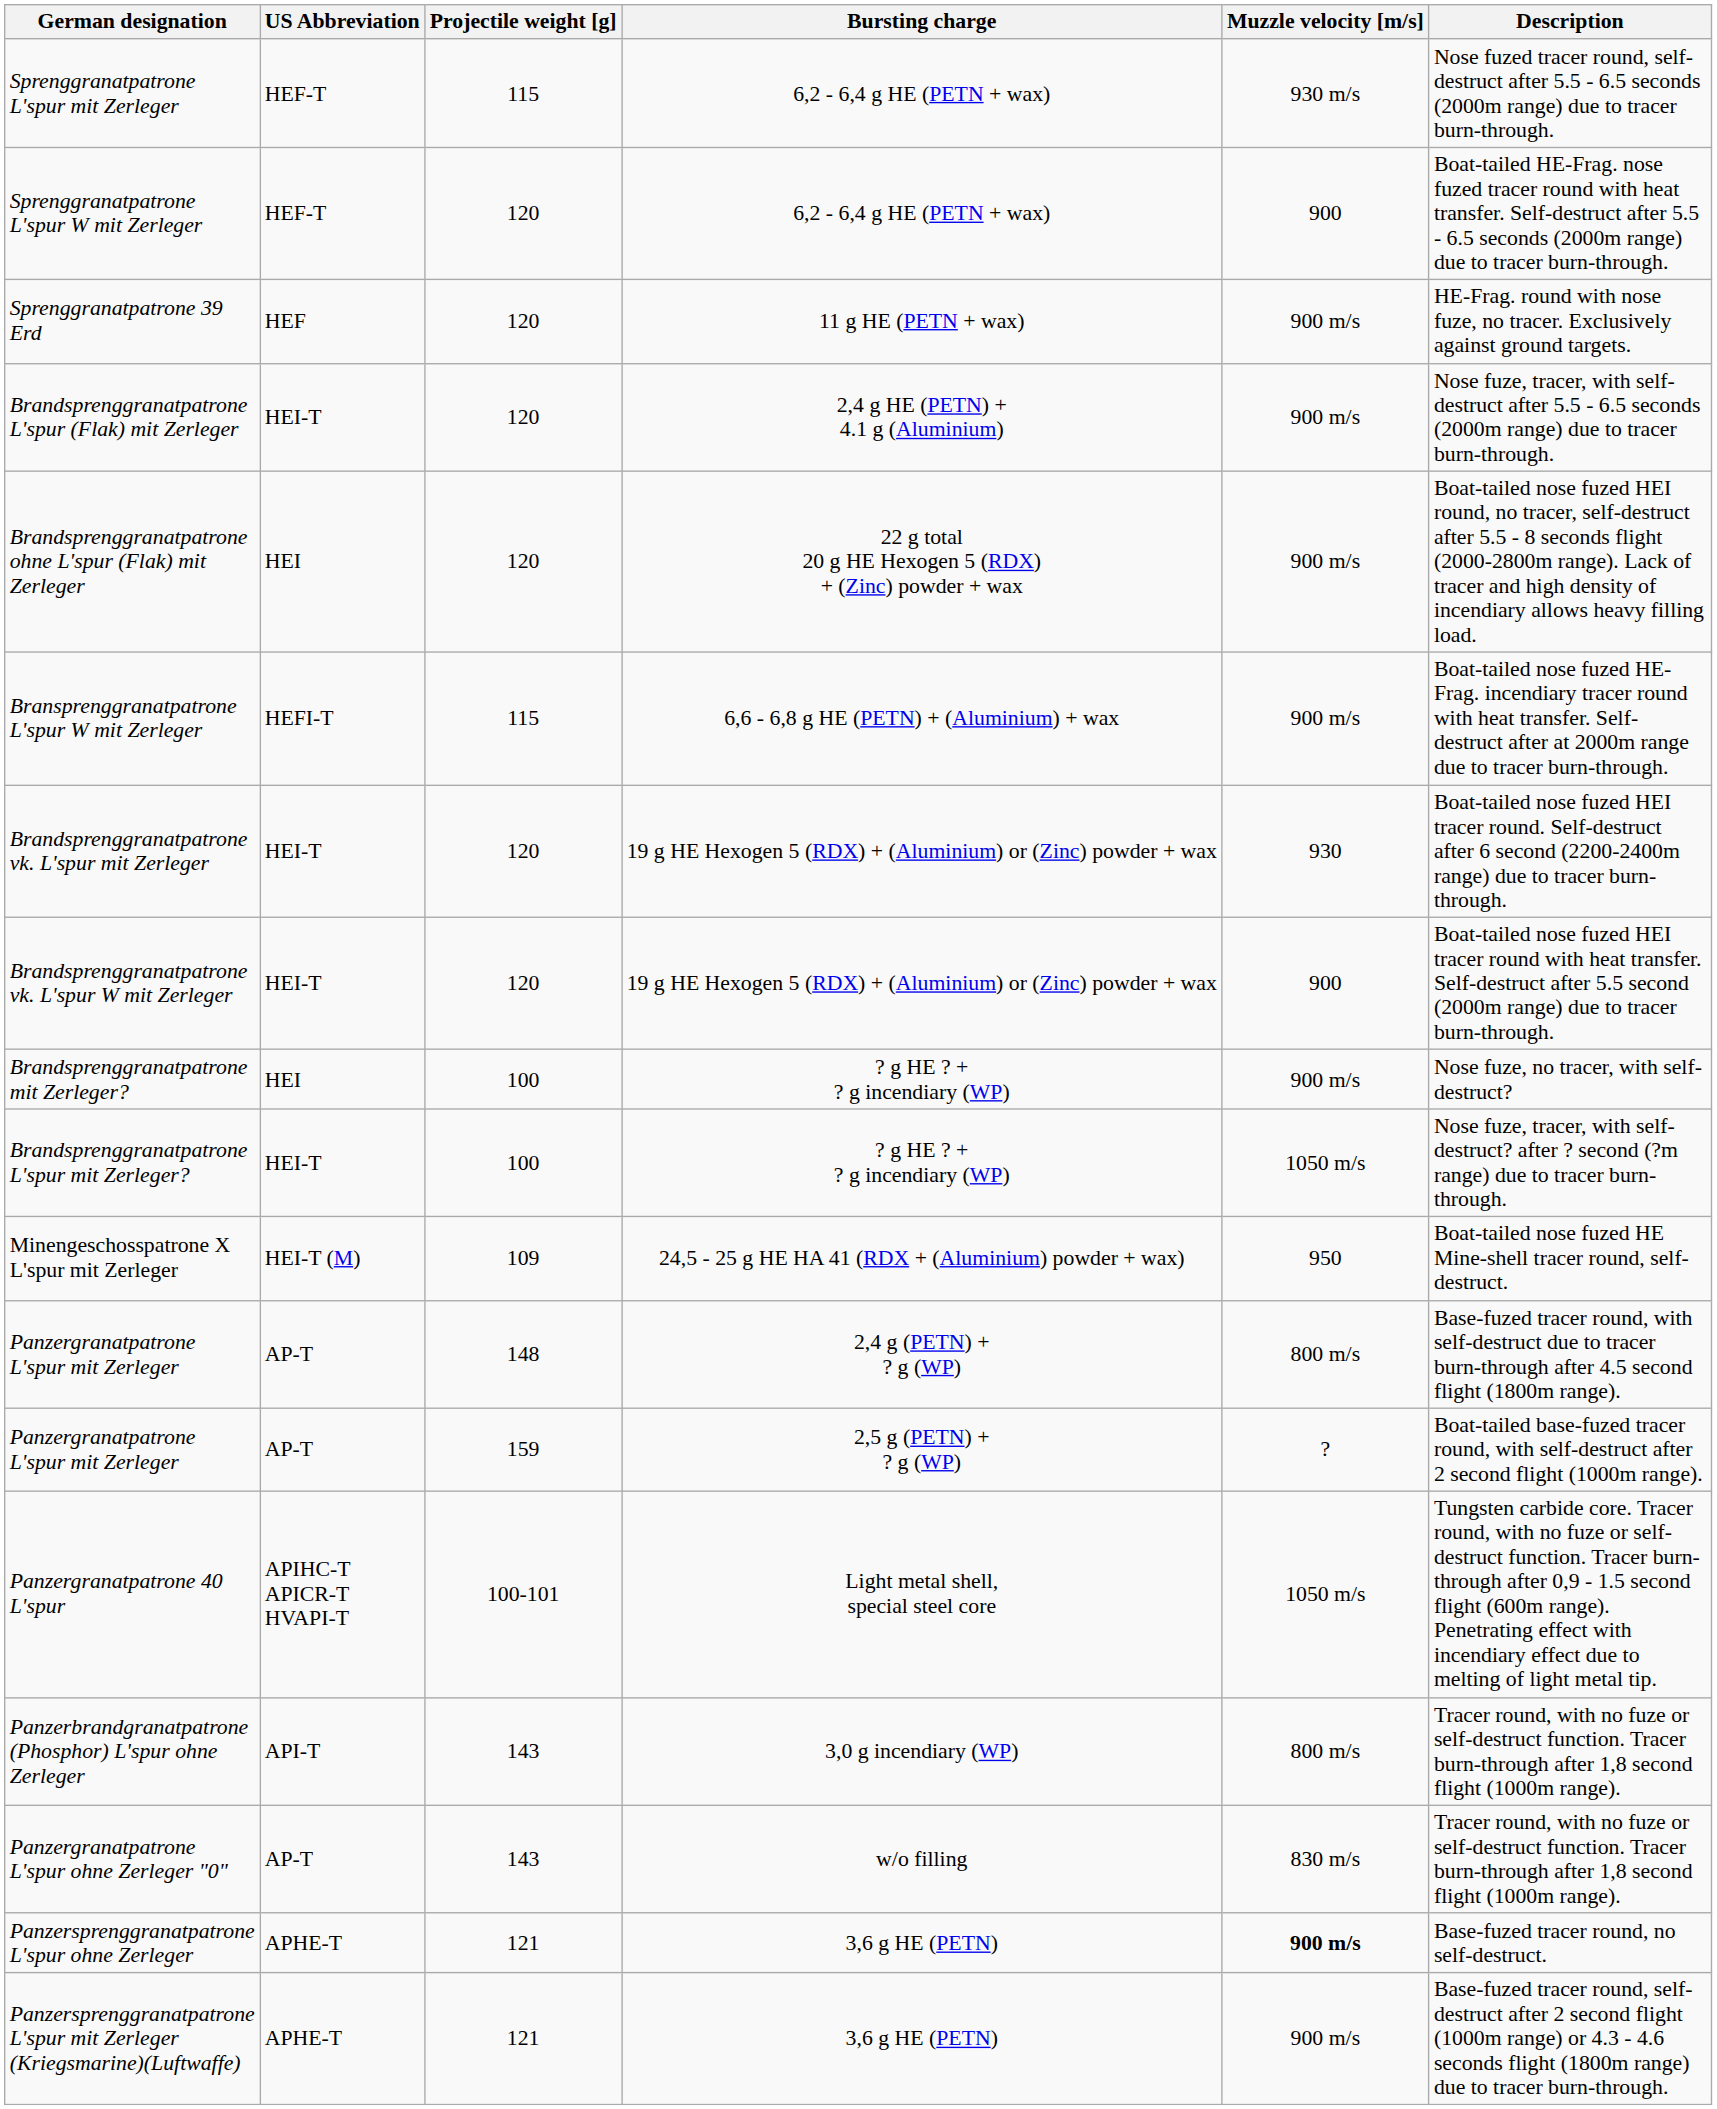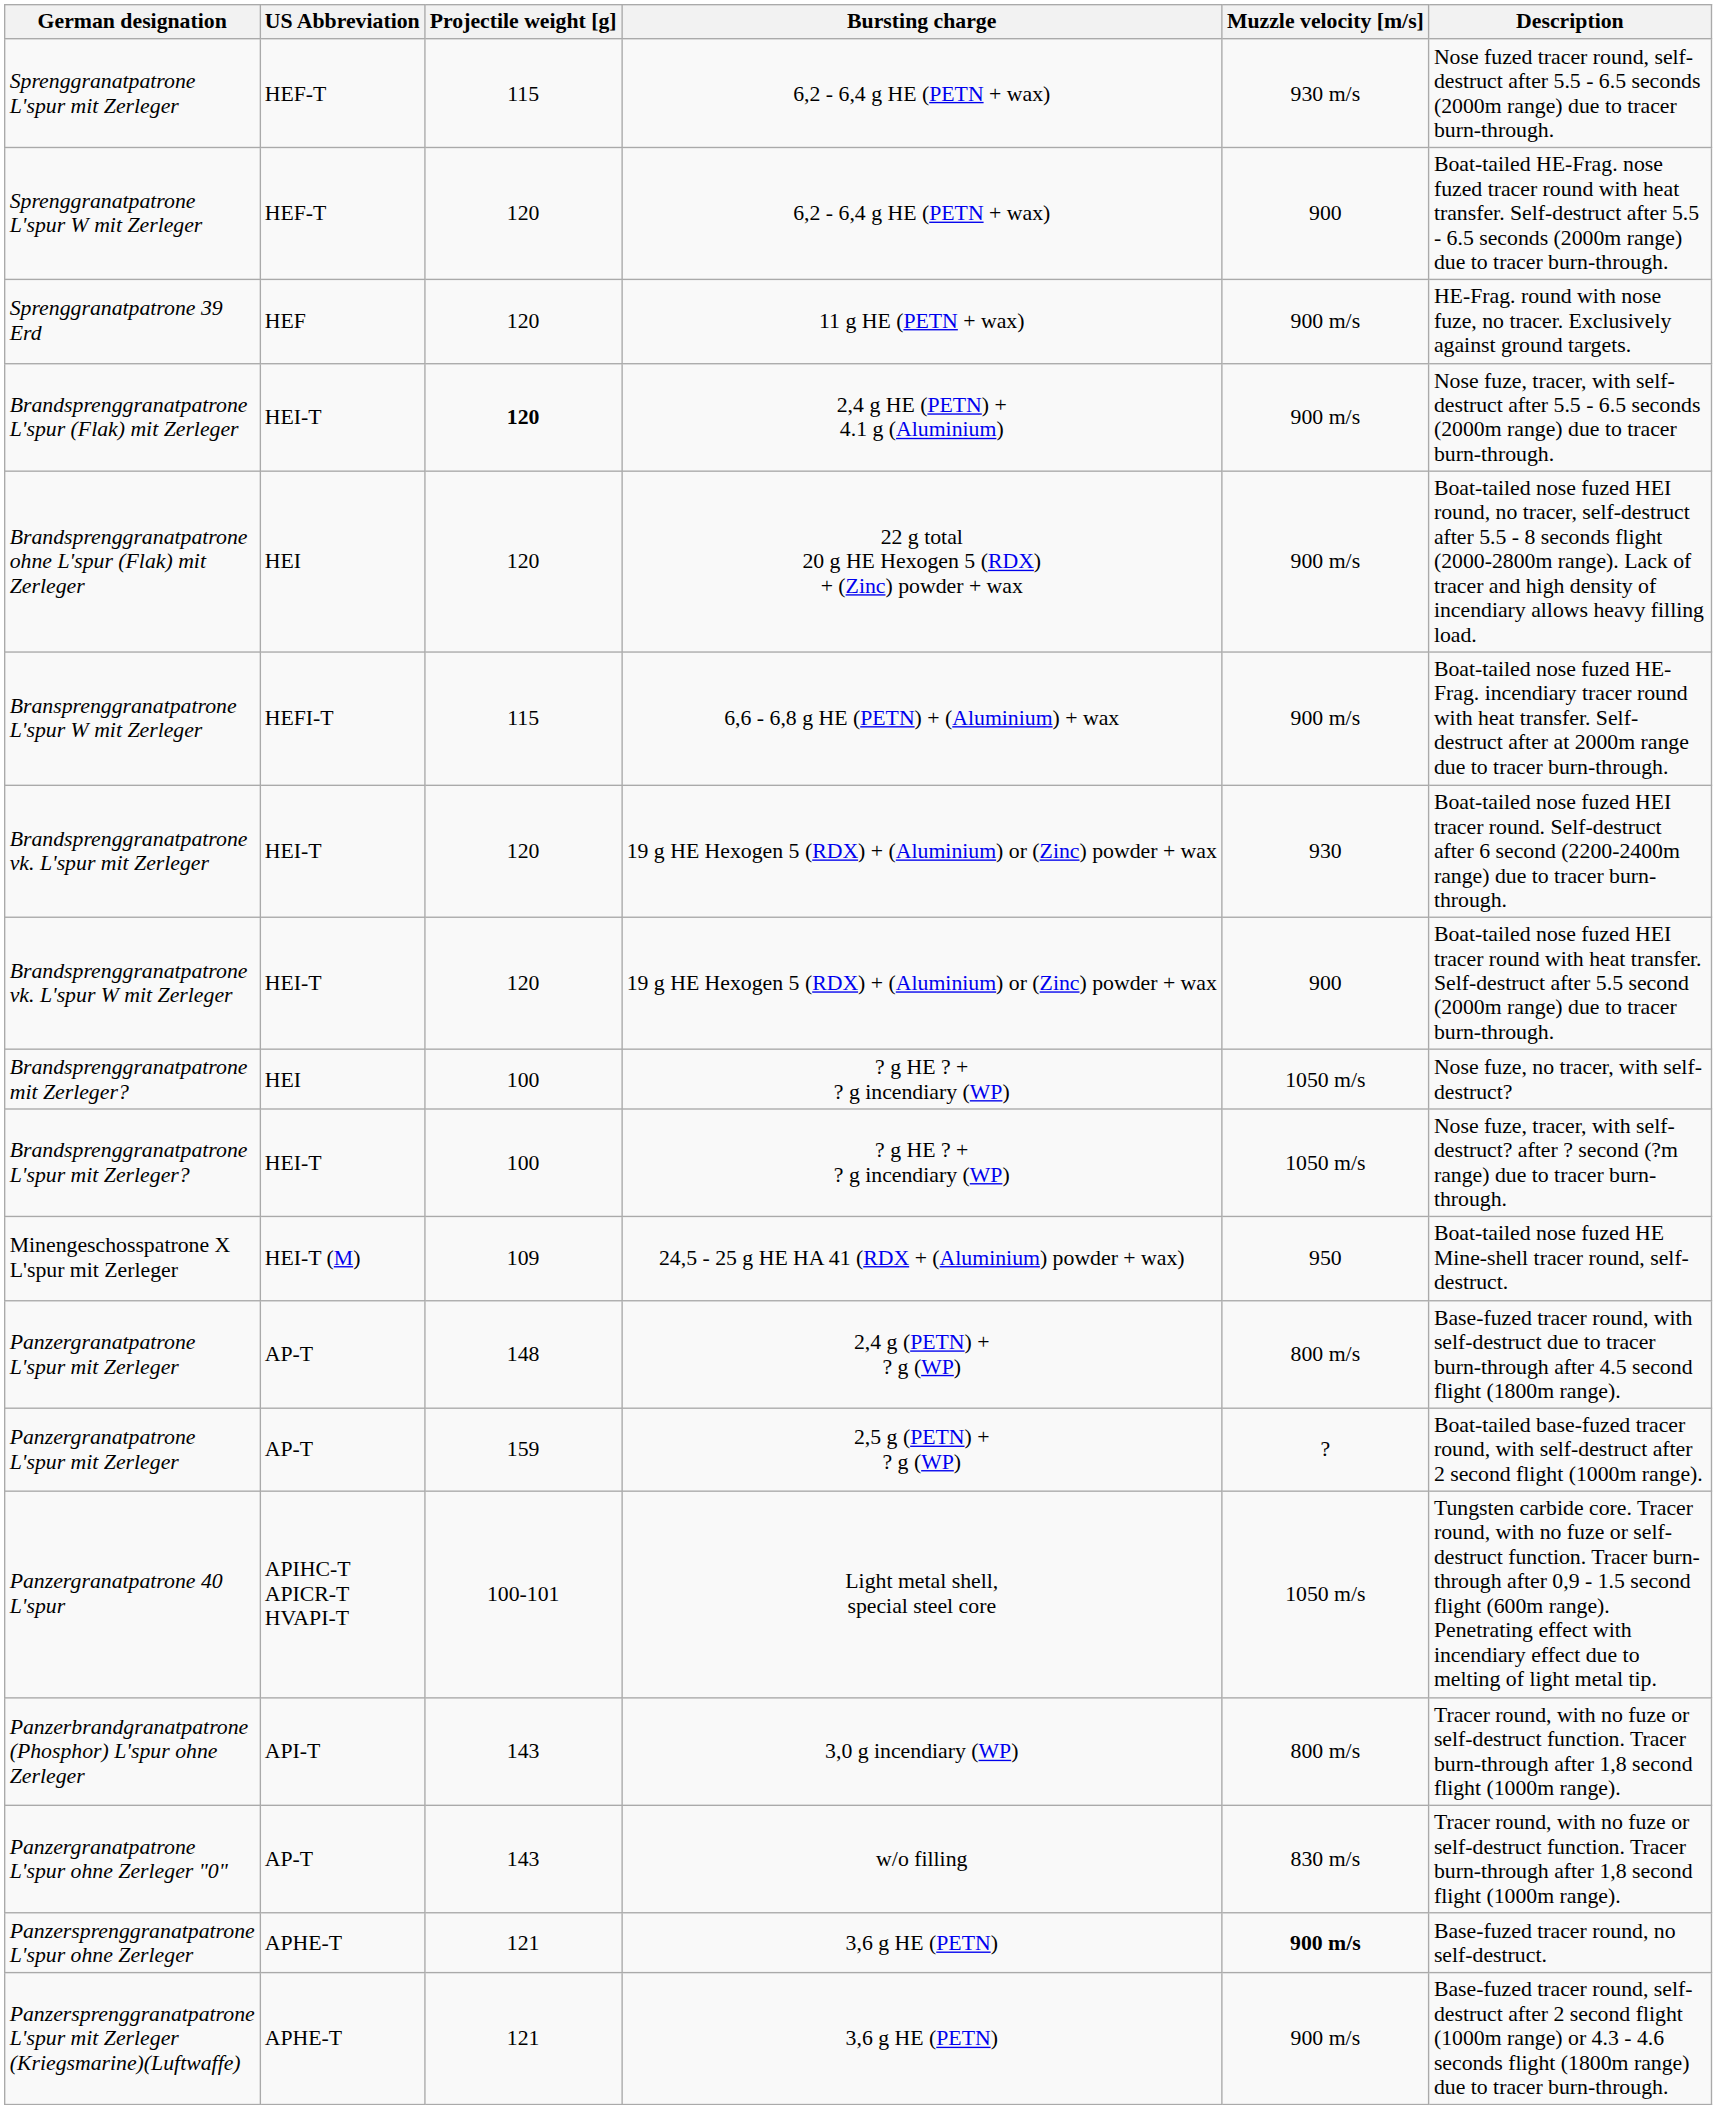(523, 416) normal -> (523, 416) bold
(1325, 1078) 900 m/s -> (1325, 1078) 1050 m/s
